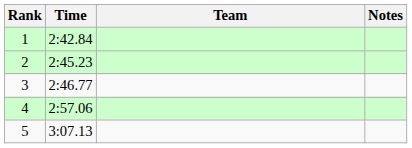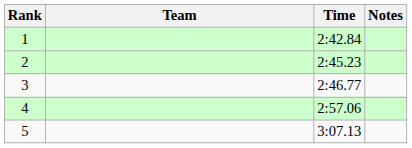columns swapped: (230, 16) <-> (71, 16)
